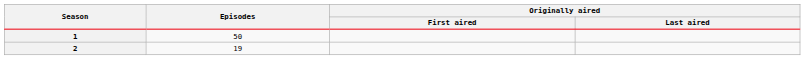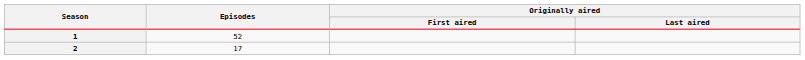(238, 36) 50 -> (238, 36) 52
(238, 48) 19 -> (238, 48) 17
